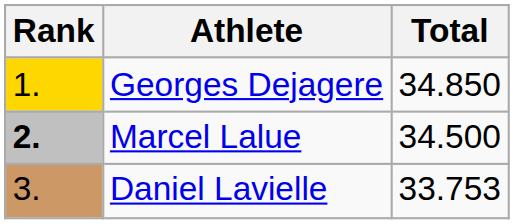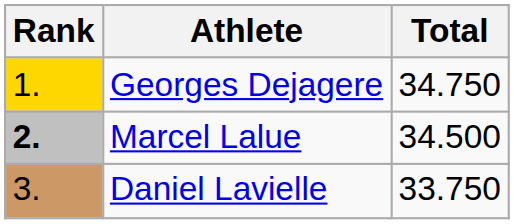(450, 84) 34.850 -> (450, 84) 34.750
(450, 190) 33.753 -> (450, 190) 33.750
